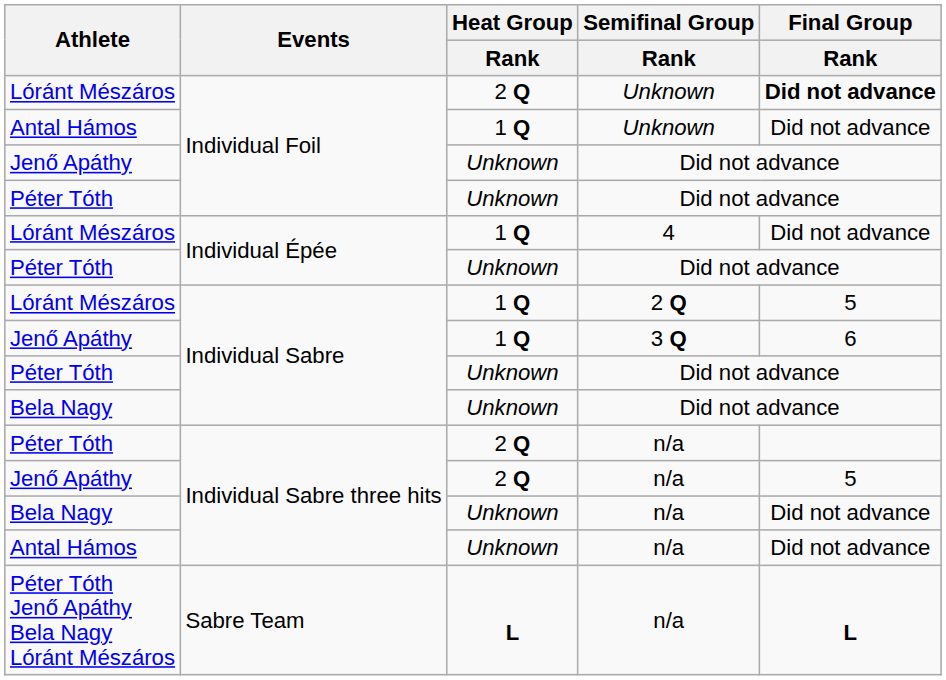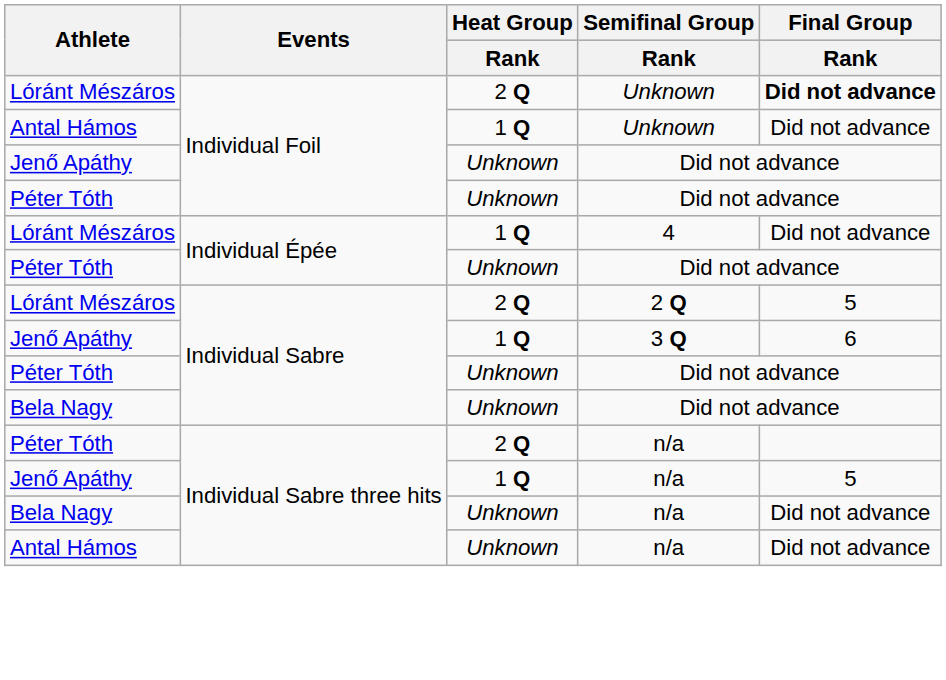(512, 303) 1 Q -> (512, 303) 2 Q
(512, 478) 2 Q -> (512, 478) 1 Q
- row: (93, 620)
